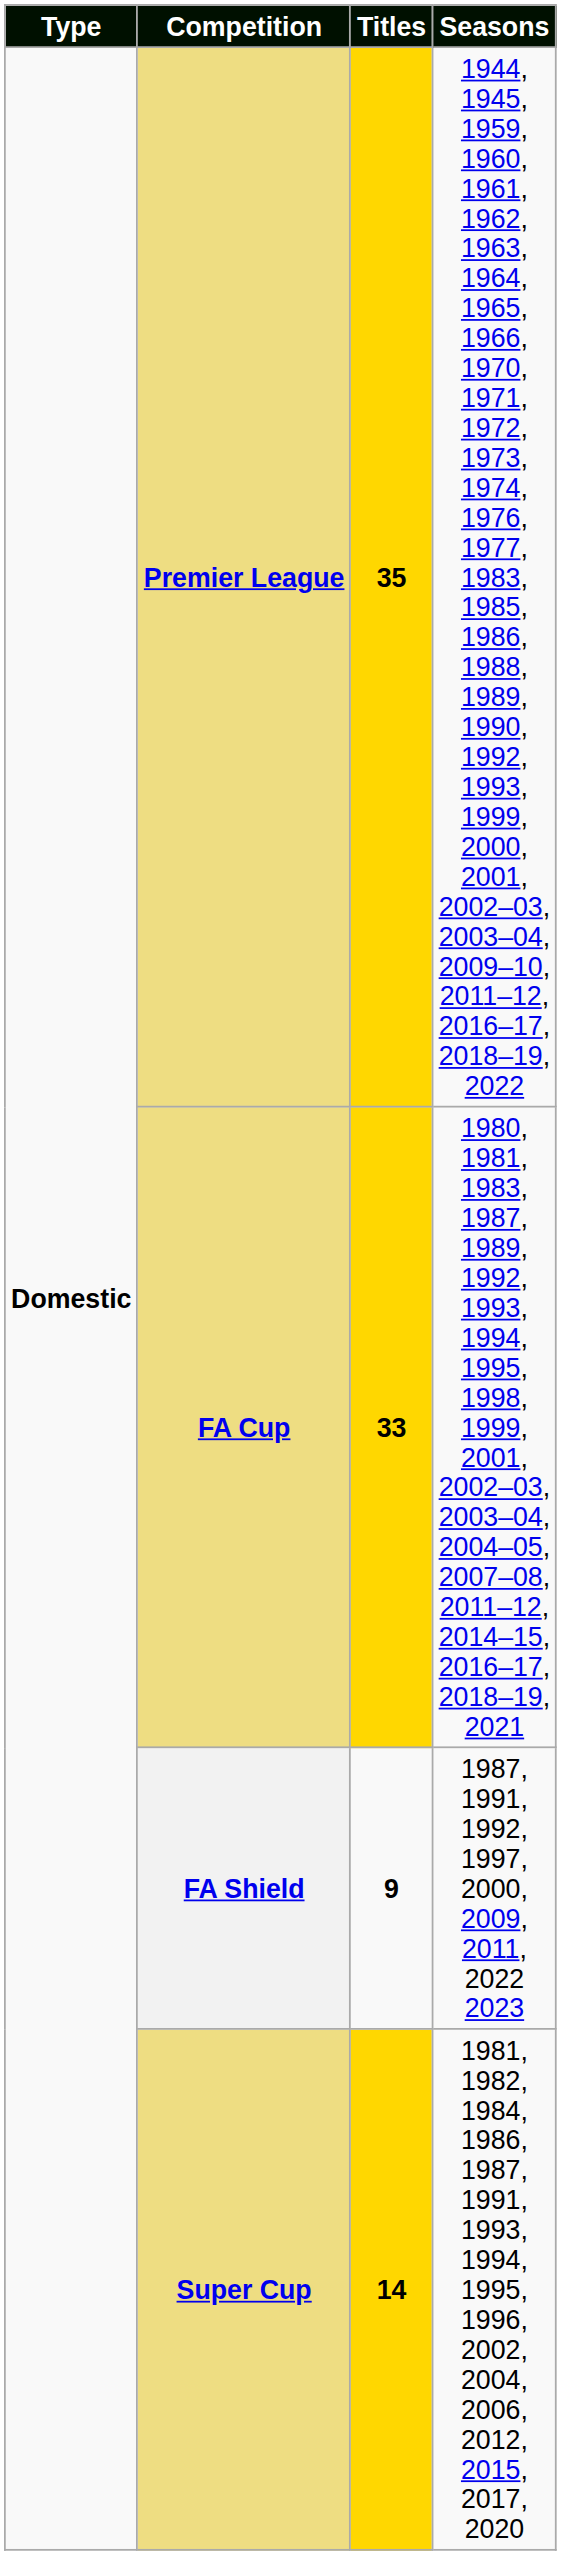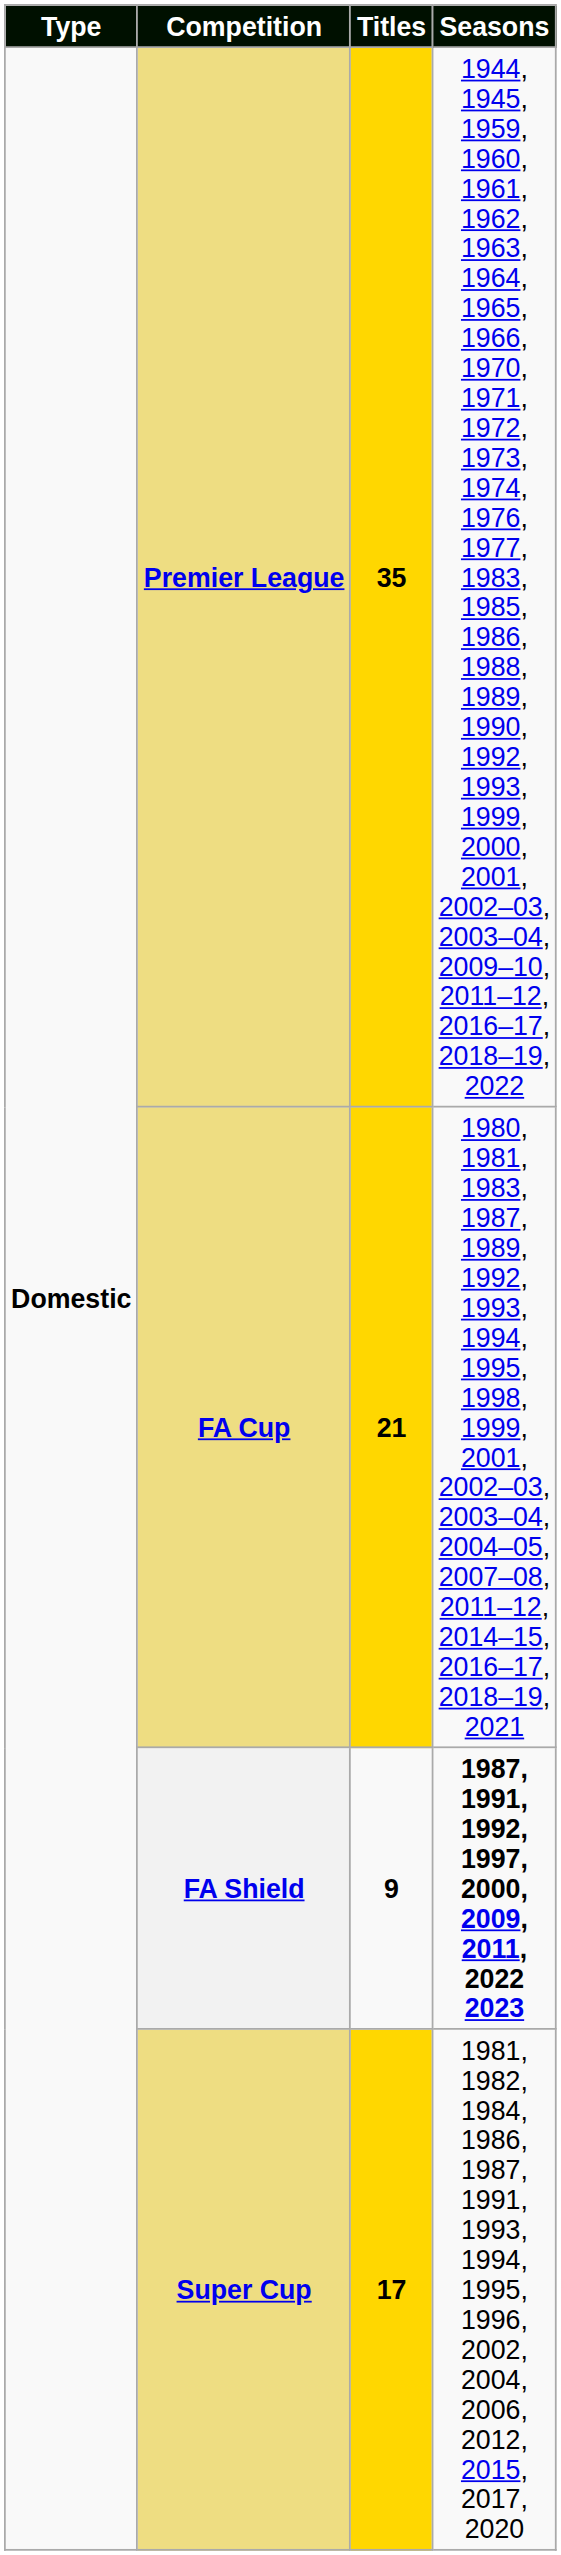(392, 1427) 33 -> (392, 1427) 21
(494, 1889) normal -> (494, 1889) bold
(392, 2290) 14 -> (392, 2290) 17
